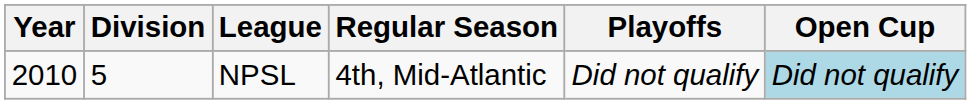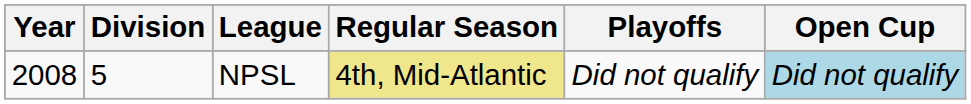(44, 74) 2010 -> (44, 74) 2008
(441, 74) no background -> (441, 74) khaki background
